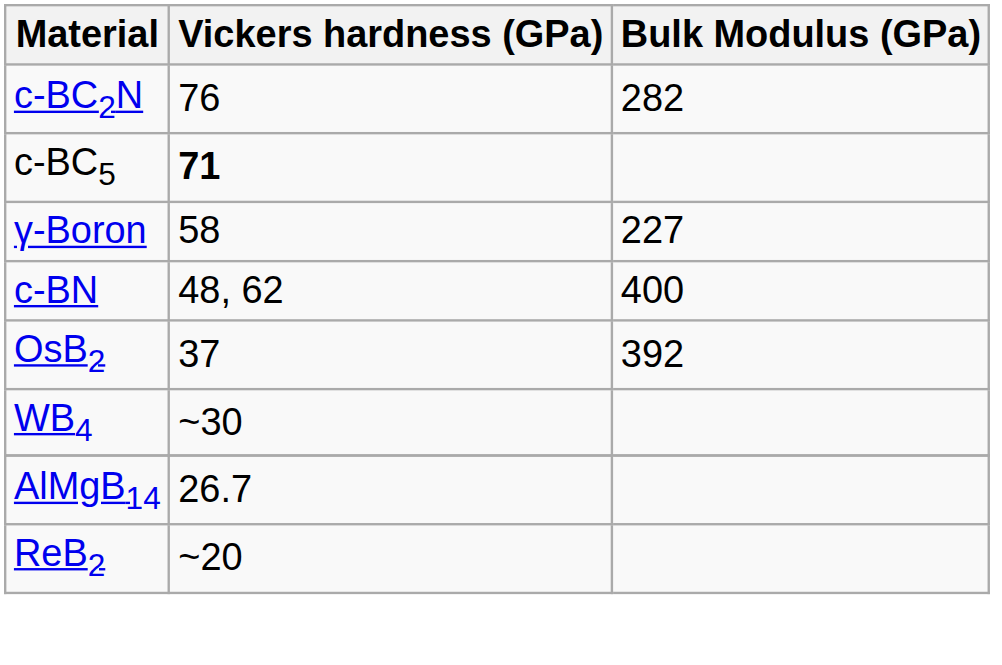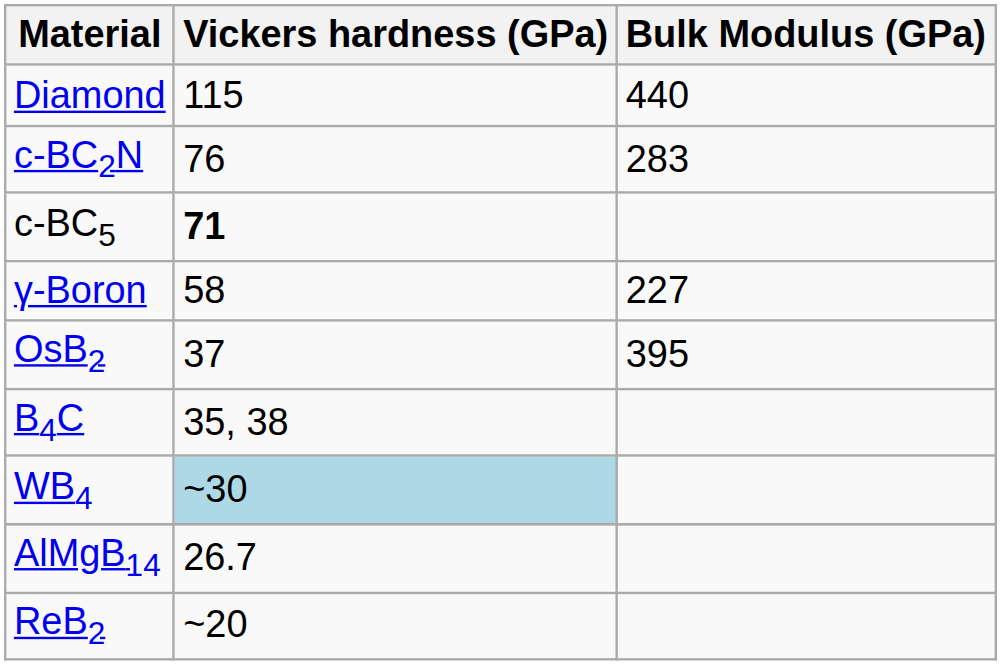+ row: (90, 94)
(652, 98) 282 -> (657, 158) 283
- row: (56, 290)
(652, 354) 392 -> (657, 354) 395
+ row: (49, 423)
(210, 421) no background -> (215, 489) lightblue background
